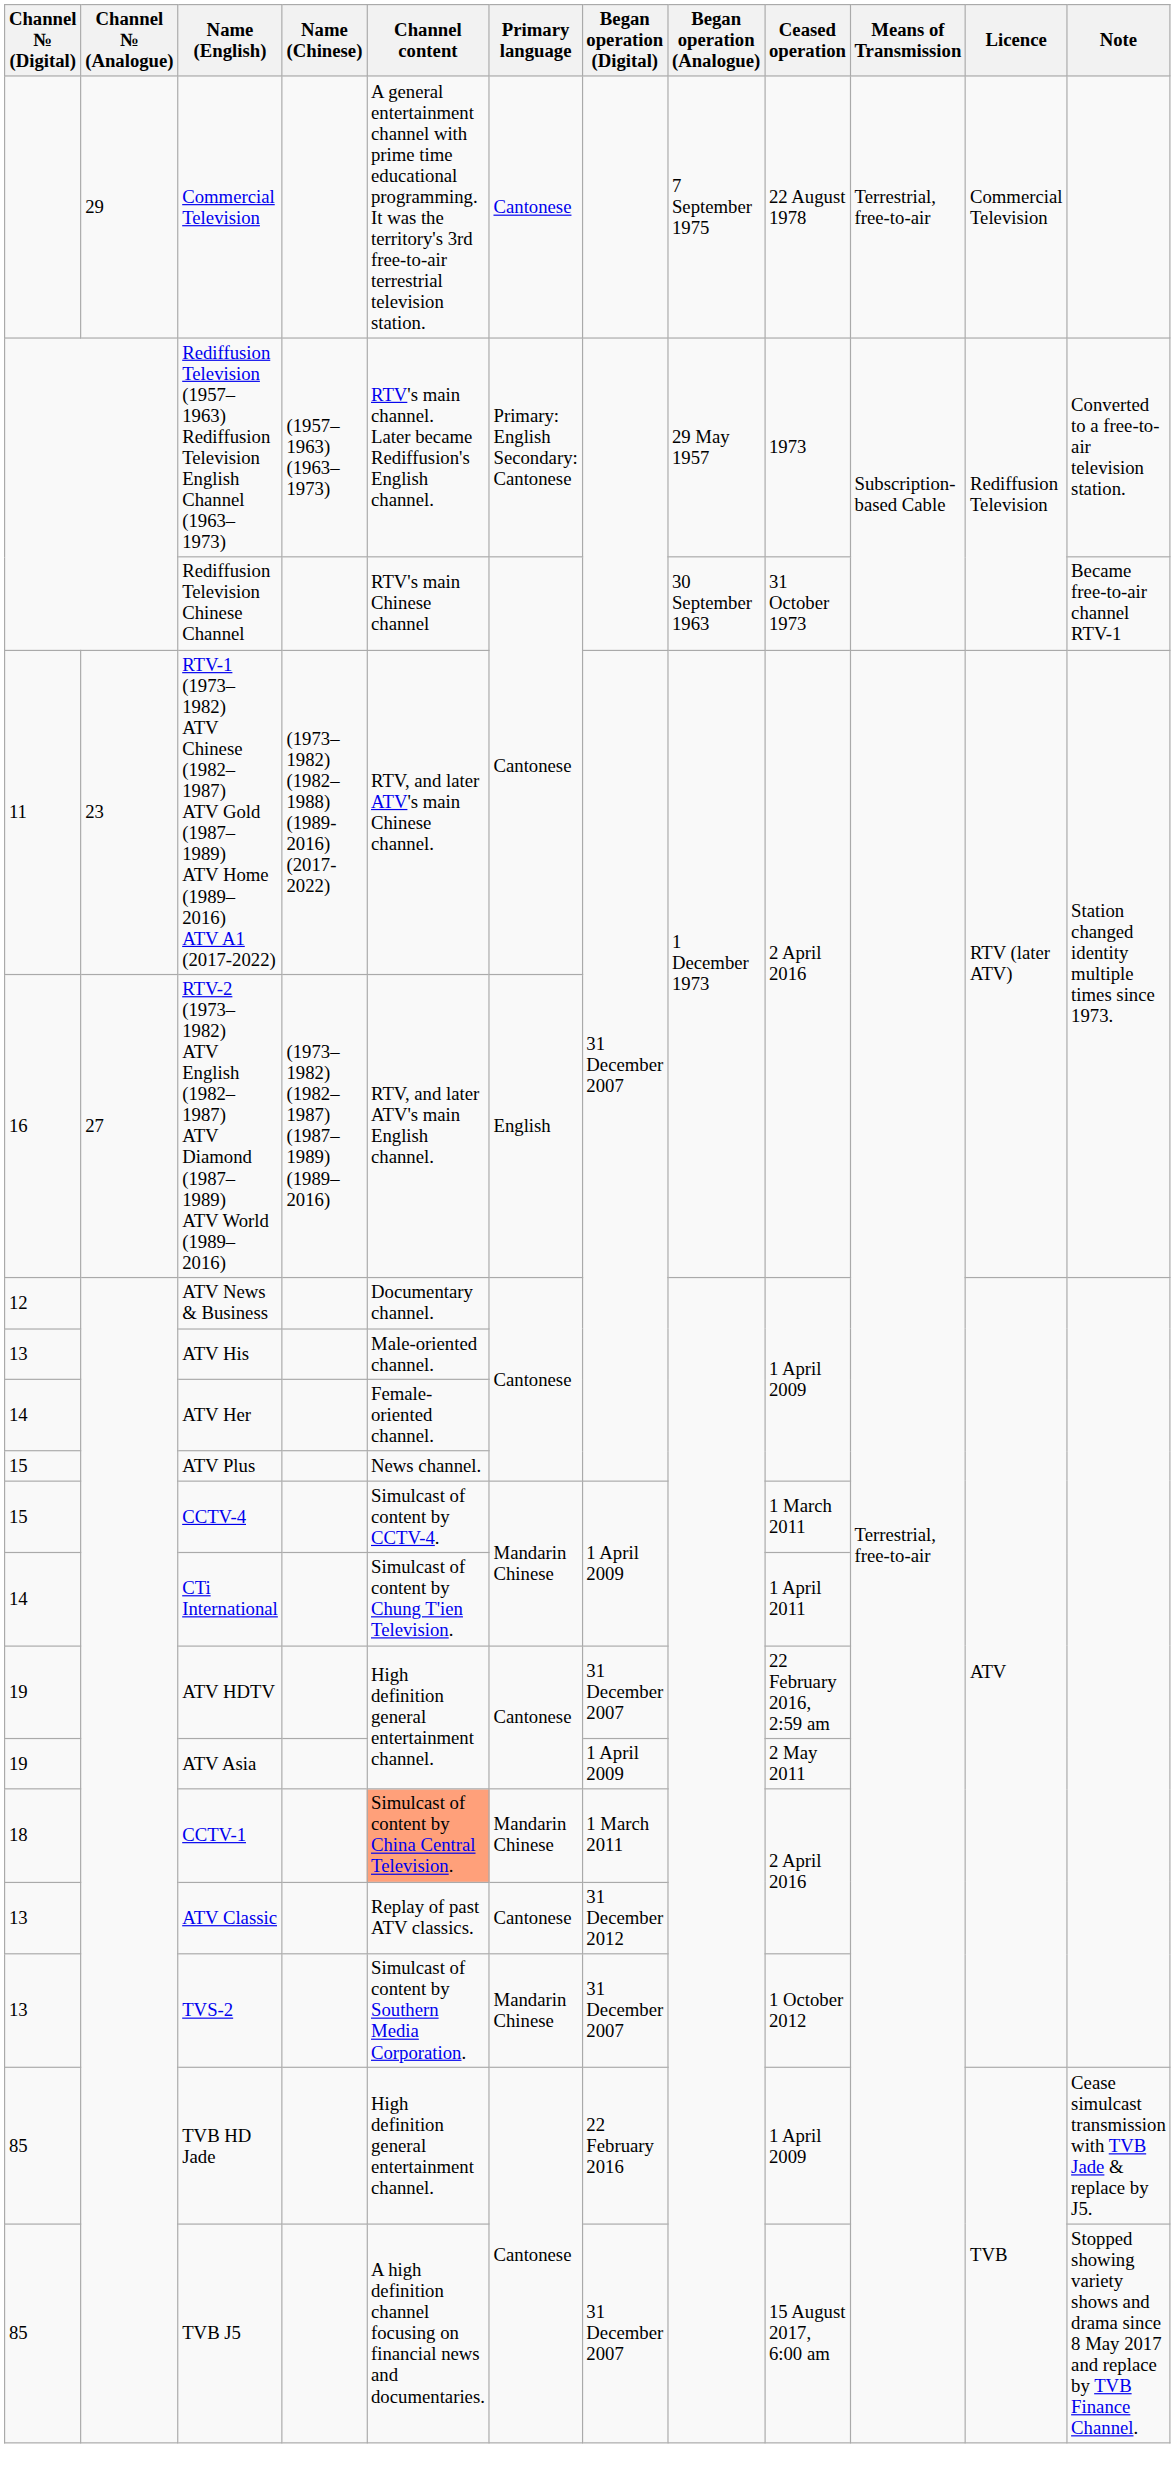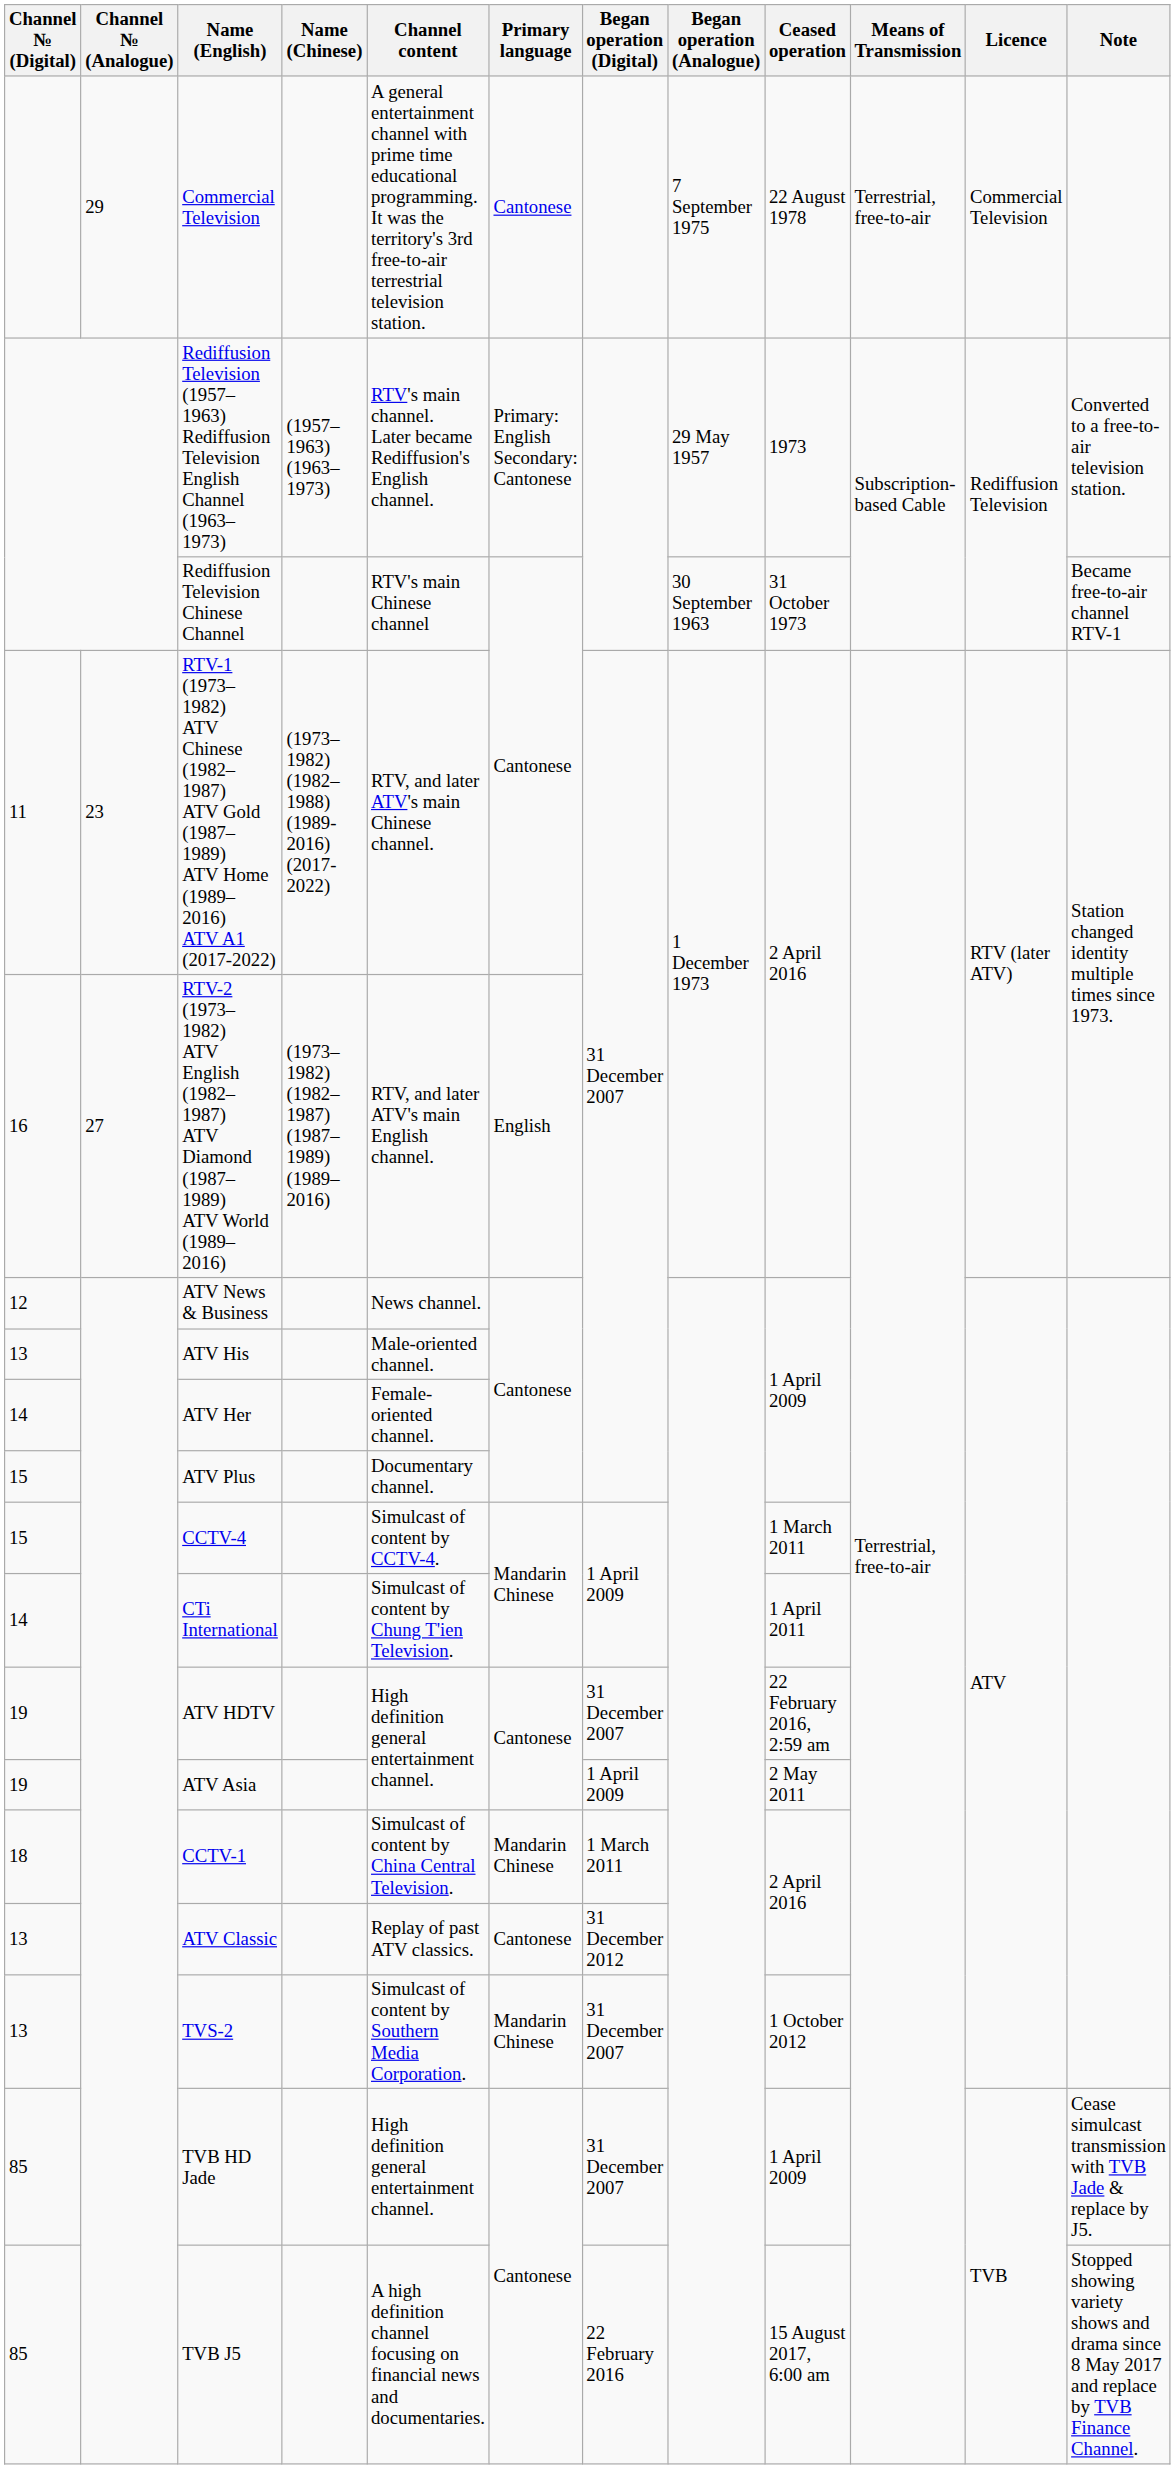(422, 1303) Documentary channel. -> (426, 1303) News channel.
(426, 1465) News channel. -> (422, 1476) Documentary channel.
(423, 1835) lightsalmon background -> (423, 1856) no background
(620, 2145) 22 February 2016 -> (625, 2166) 31 December 2007
(625, 2333) 31 December 2007 -> (620, 2354) 22 February 2016
